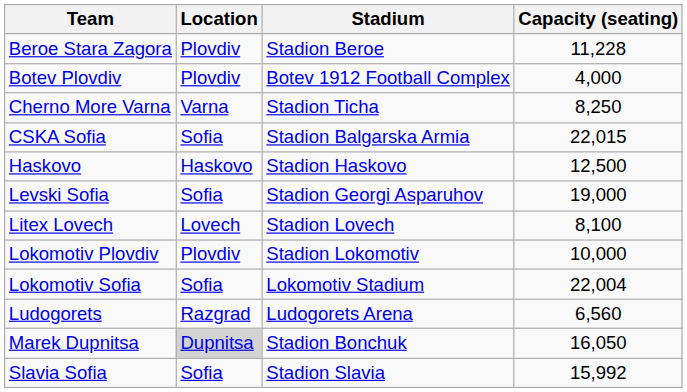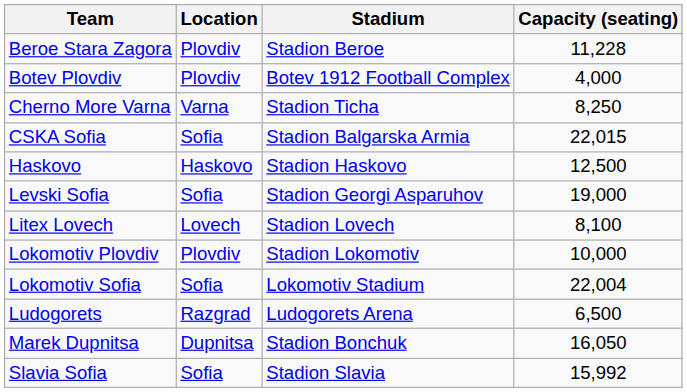(598, 313) 6,560 -> (598, 313) 6,500
(217, 343) lightgrey background -> (217, 343) no background
